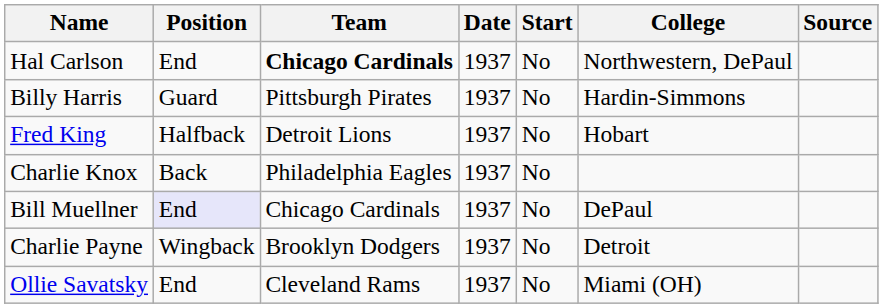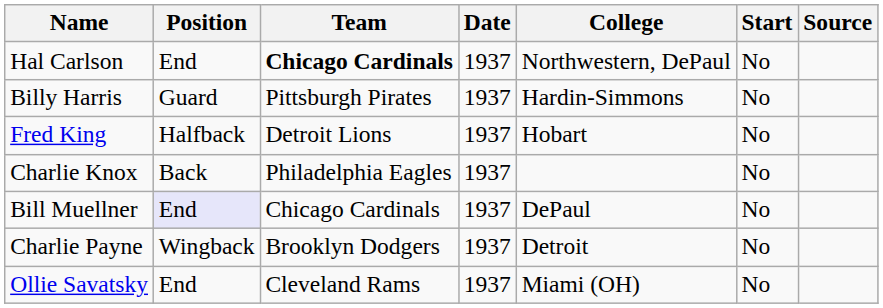columns swapped: (547, 23) <-> (688, 23)
